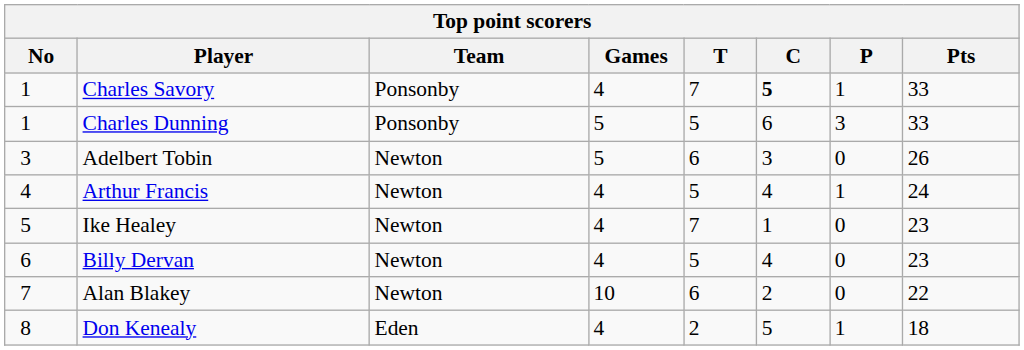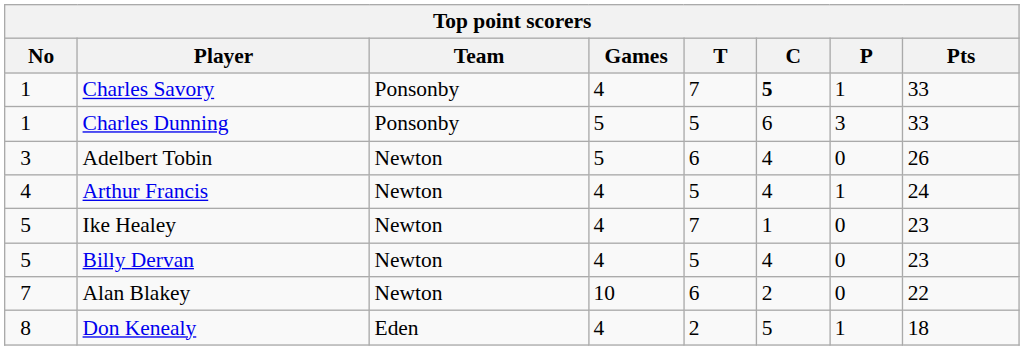(767, 157) 3 -> (767, 157) 4
(20, 259) 6 -> (20, 259) 5
